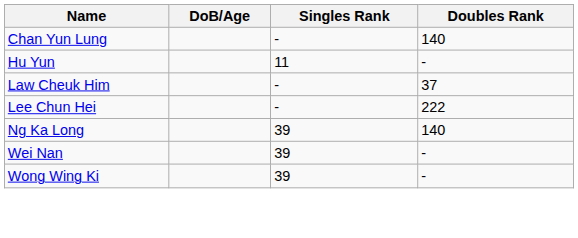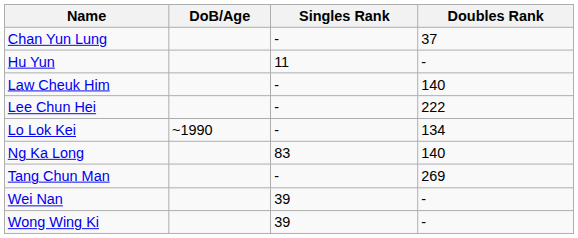(433, 39) 140 -> (429, 39) 37
(429, 85) 37 -> (433, 85) 140
+ row: (42, 130)
(282, 130) 39 -> (282, 153) 83
+ row: (59, 176)
